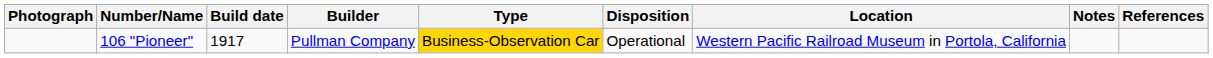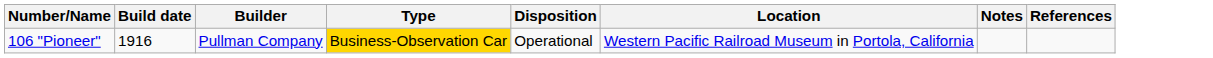- column: (51, 16)
(227, 40) 1917 -> (135, 40) 1916
